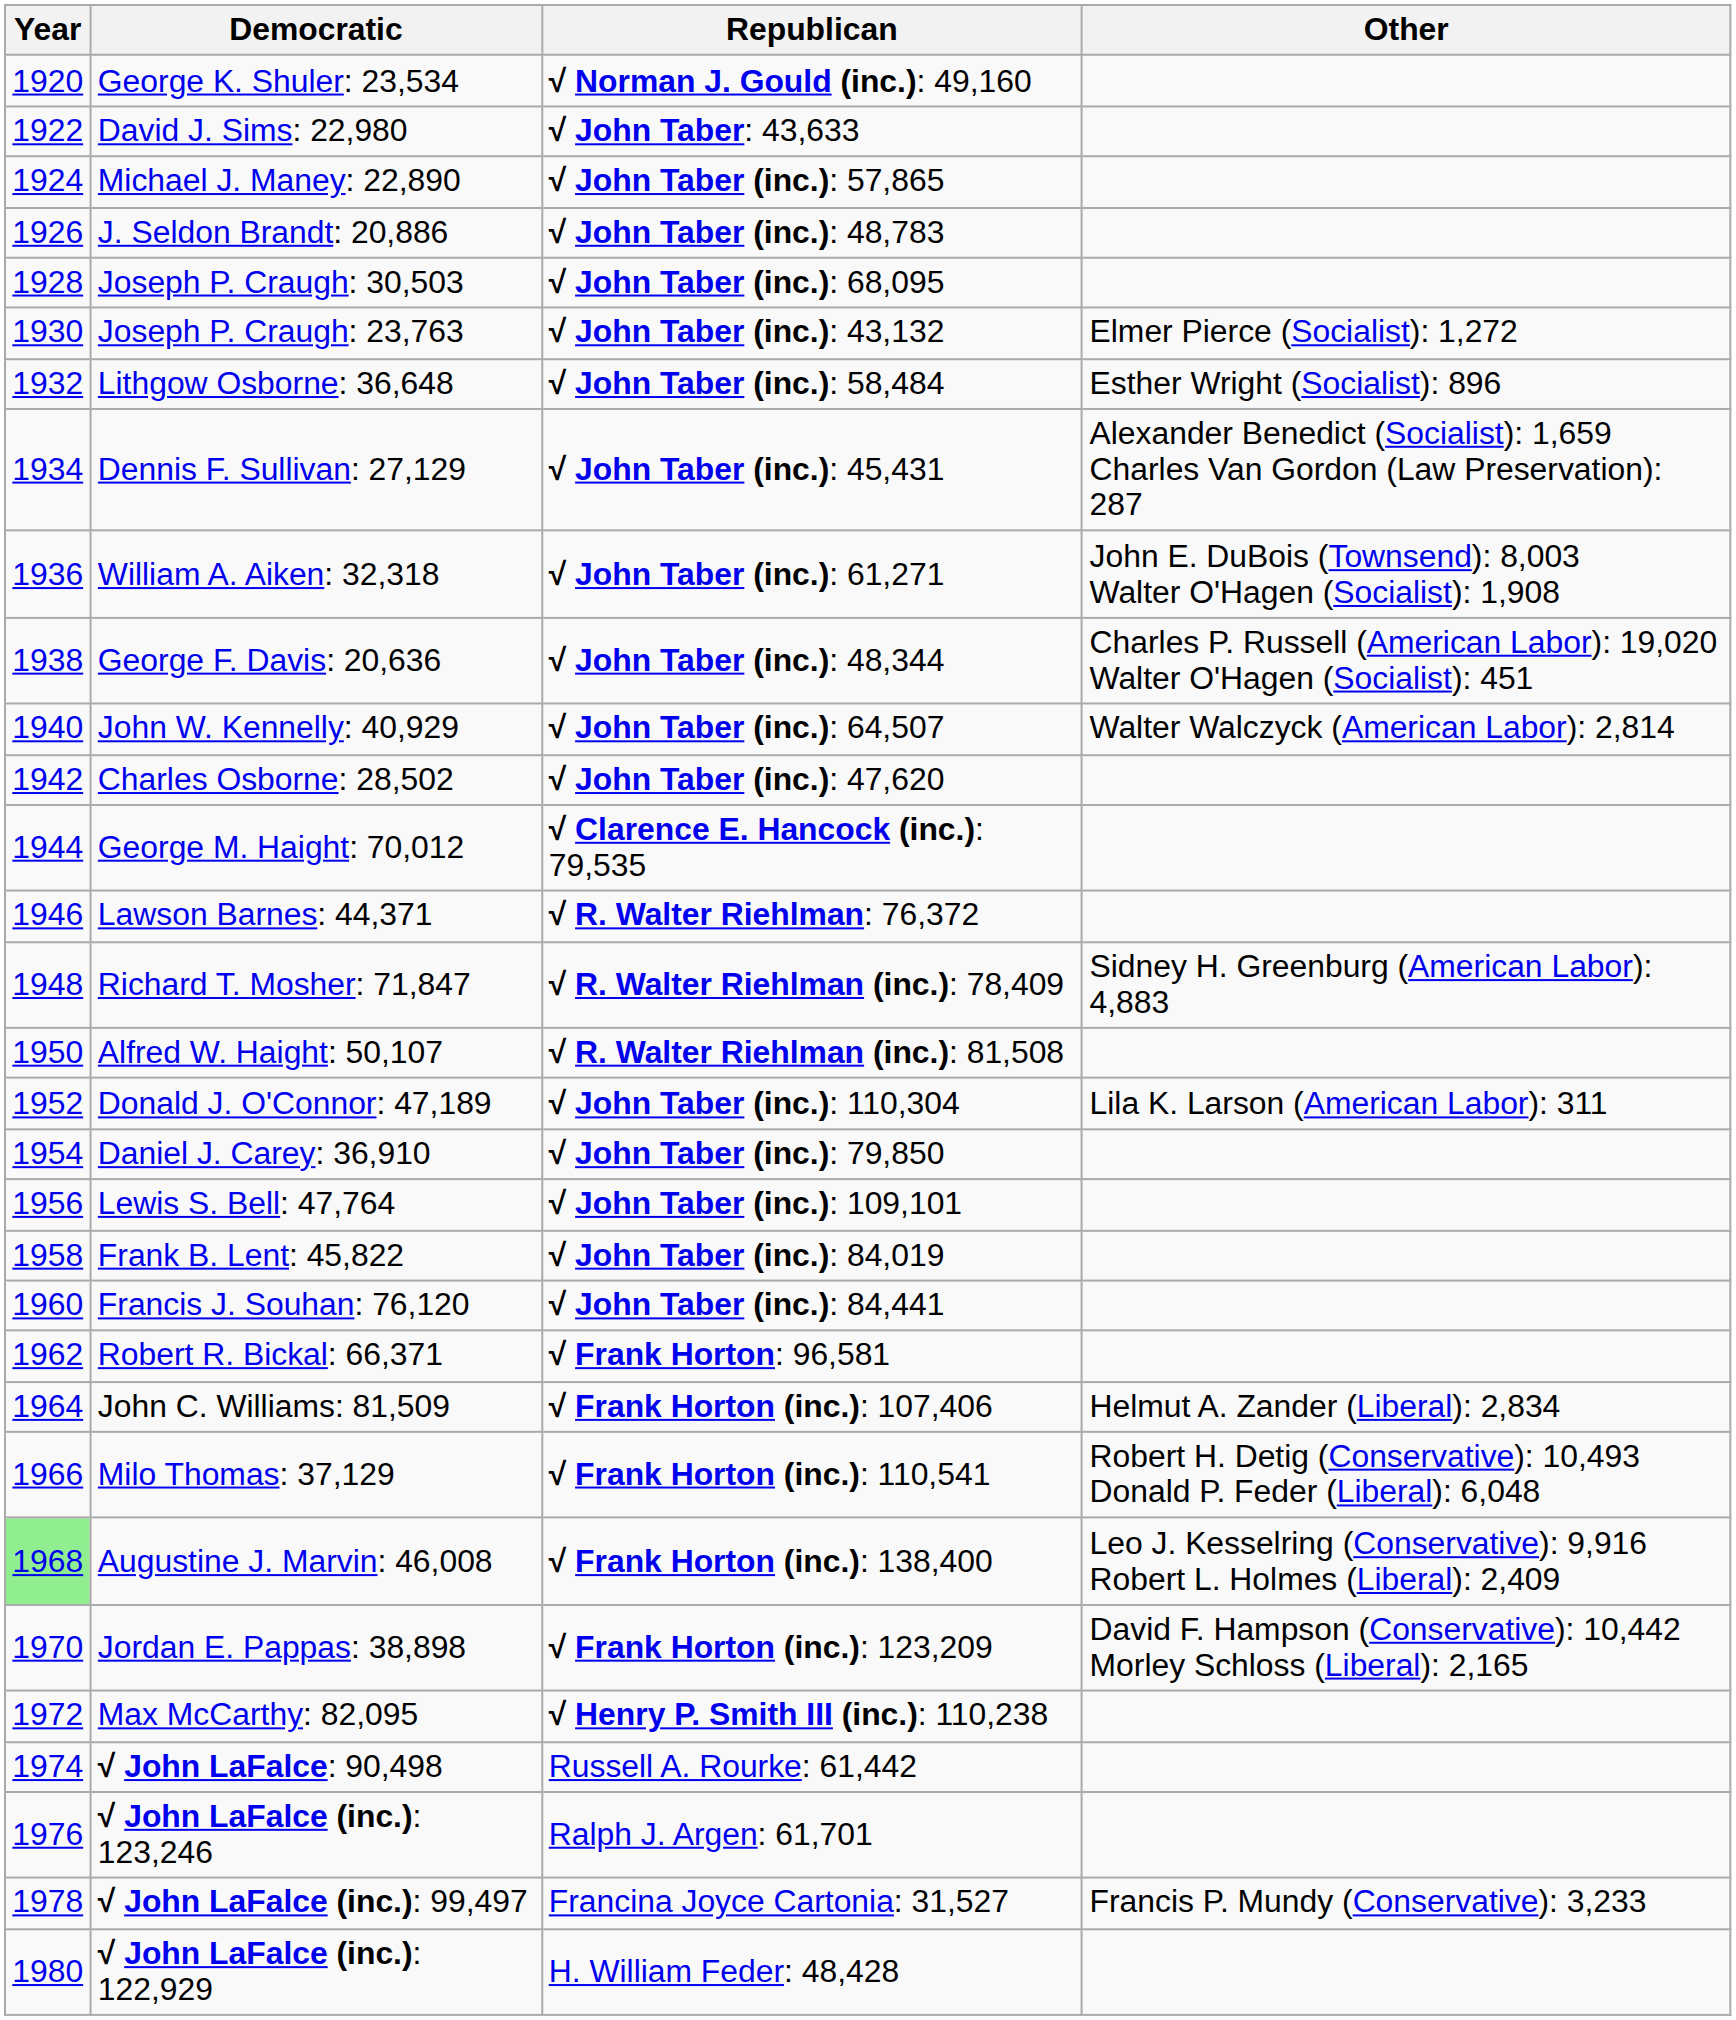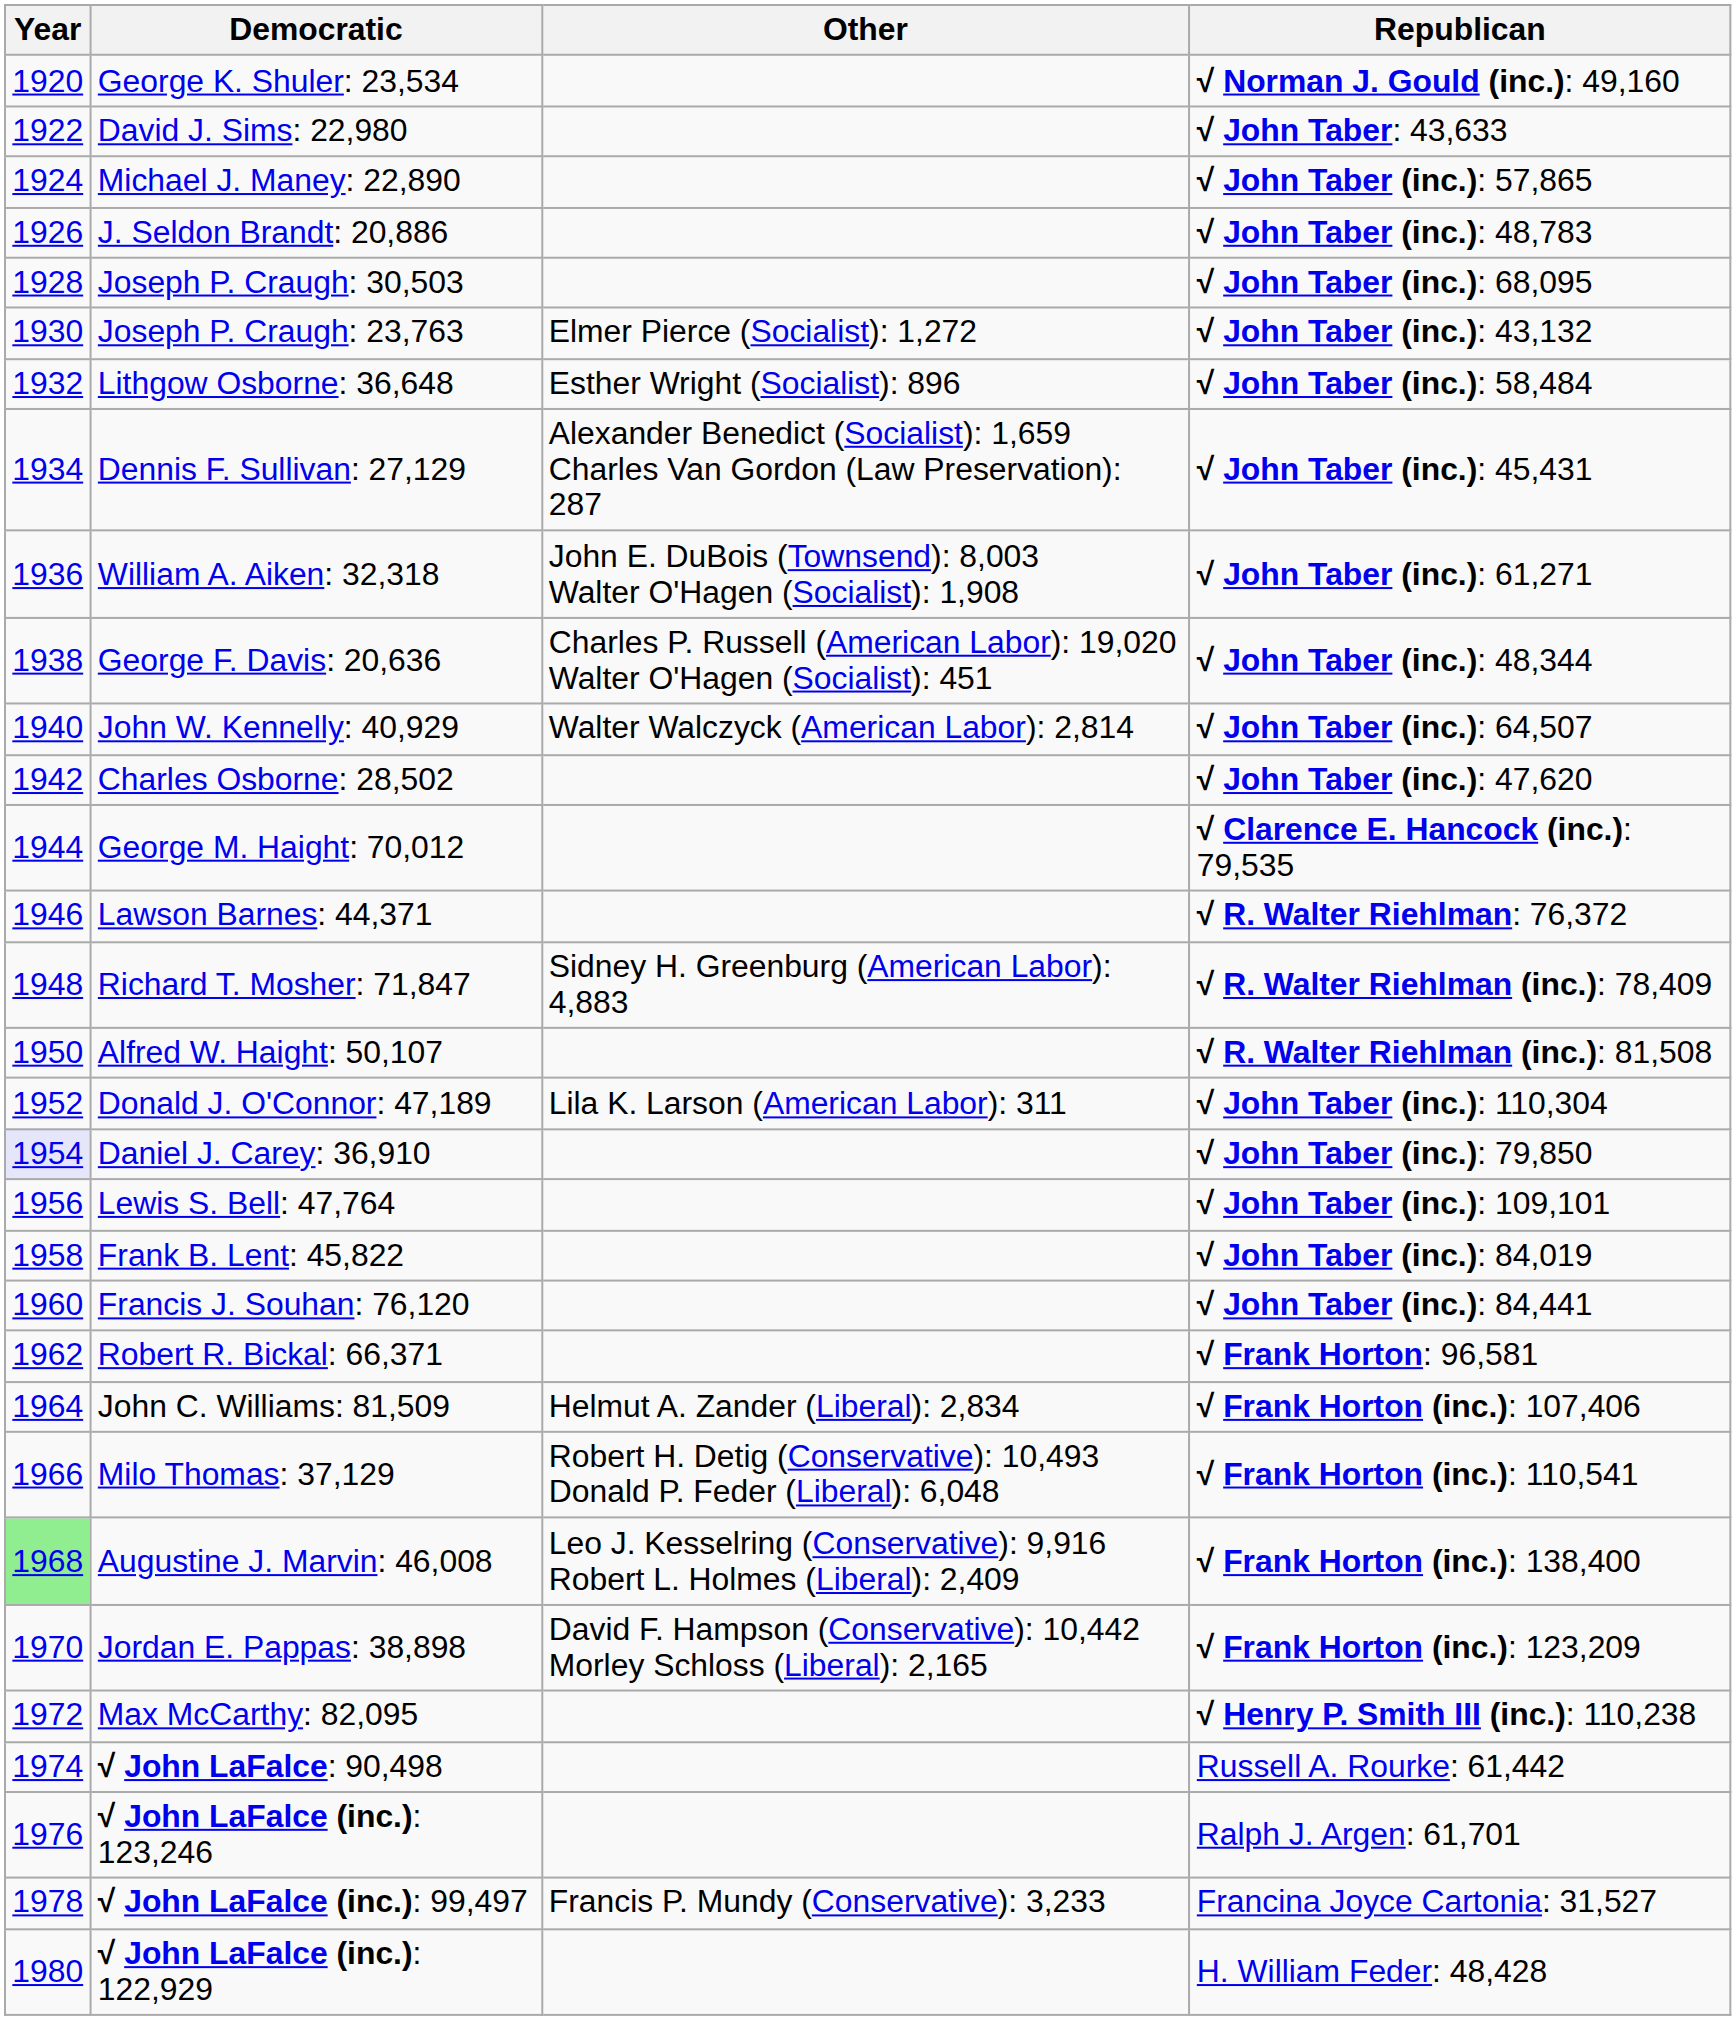columns swapped: (812, 29) <-> (1406, 29)
(48, 1153) no background -> (48, 1153) lavender background
